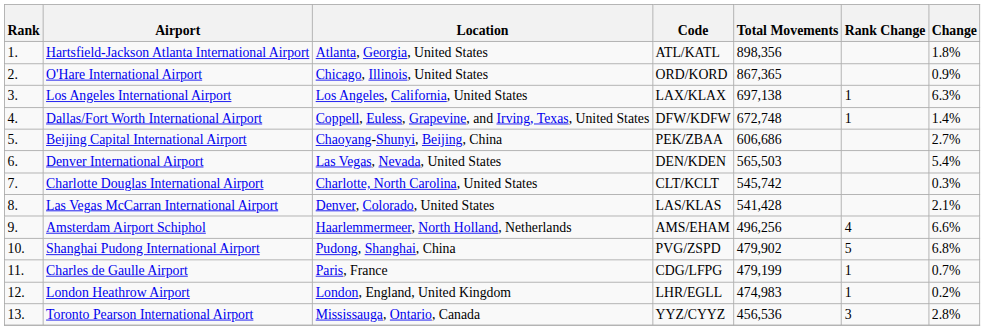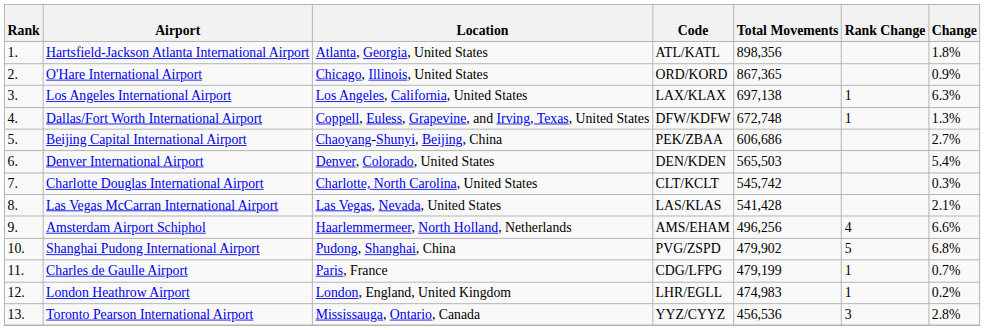(946, 118) 1.4% -> (946, 118) 1.3%
(408, 161) Las Vegas, Nevada, United States -> (405, 161) Denver, Colorado, United States
(405, 205) Denver, Colorado, United States -> (408, 205) Las Vegas, Nevada, United States
